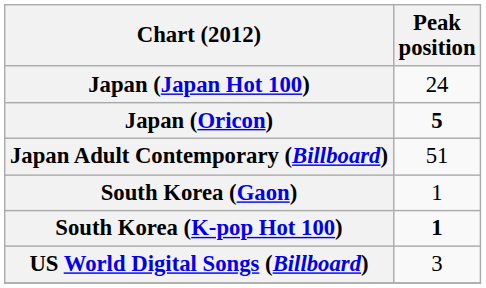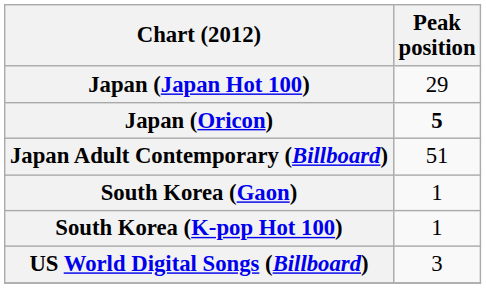(437, 84) 24 -> (437, 84) 29
(437, 228) bold -> (437, 228) normal
